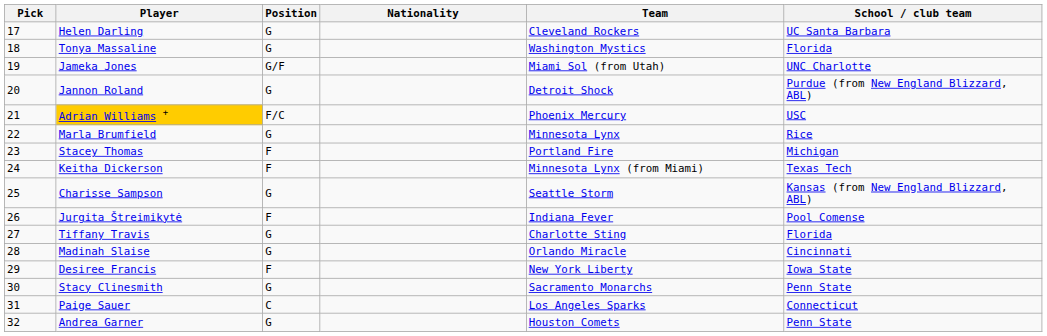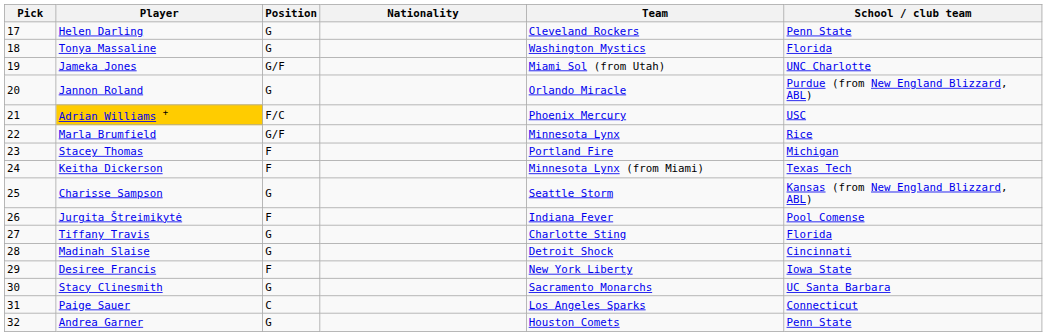(839, 31) UC Santa Barbara -> (819, 31) Penn State
(571, 90) Detroit Shock -> (577, 90) Orlando Miracle
(268, 134) G -> (275, 134) G/F
(577, 252) Orlando Miracle -> (571, 252) Detroit Shock
(819, 287) Penn State -> (839, 287) UC Santa Barbara
